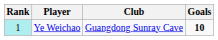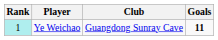(199, 27) 10 -> (199, 27) 11
